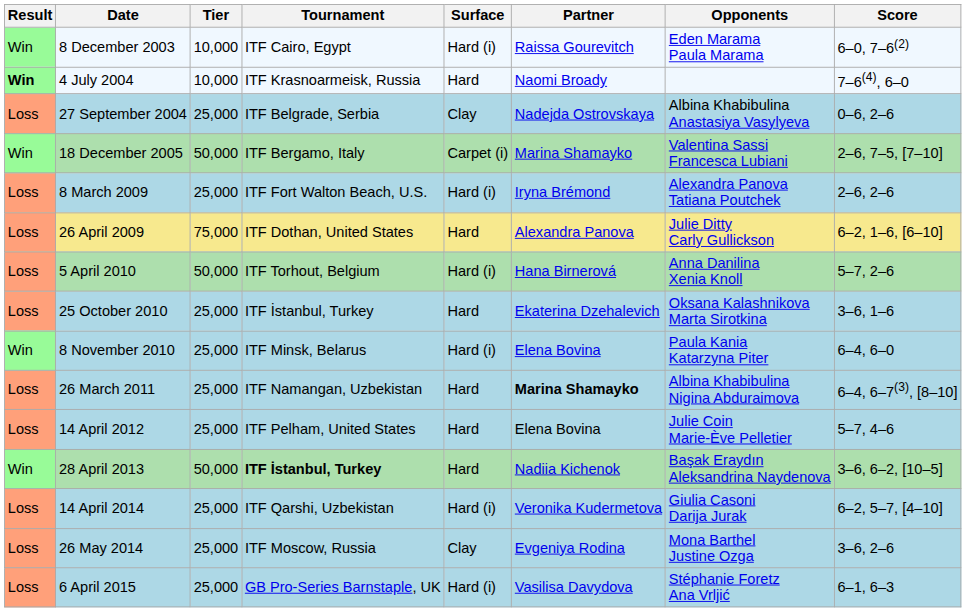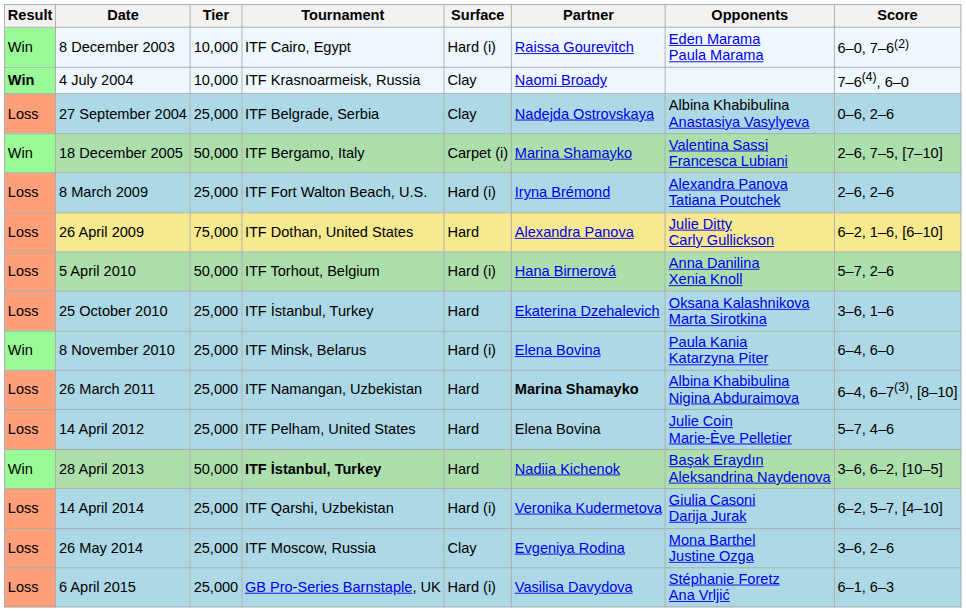(463, 80) Hard -> (462, 80) Clay
